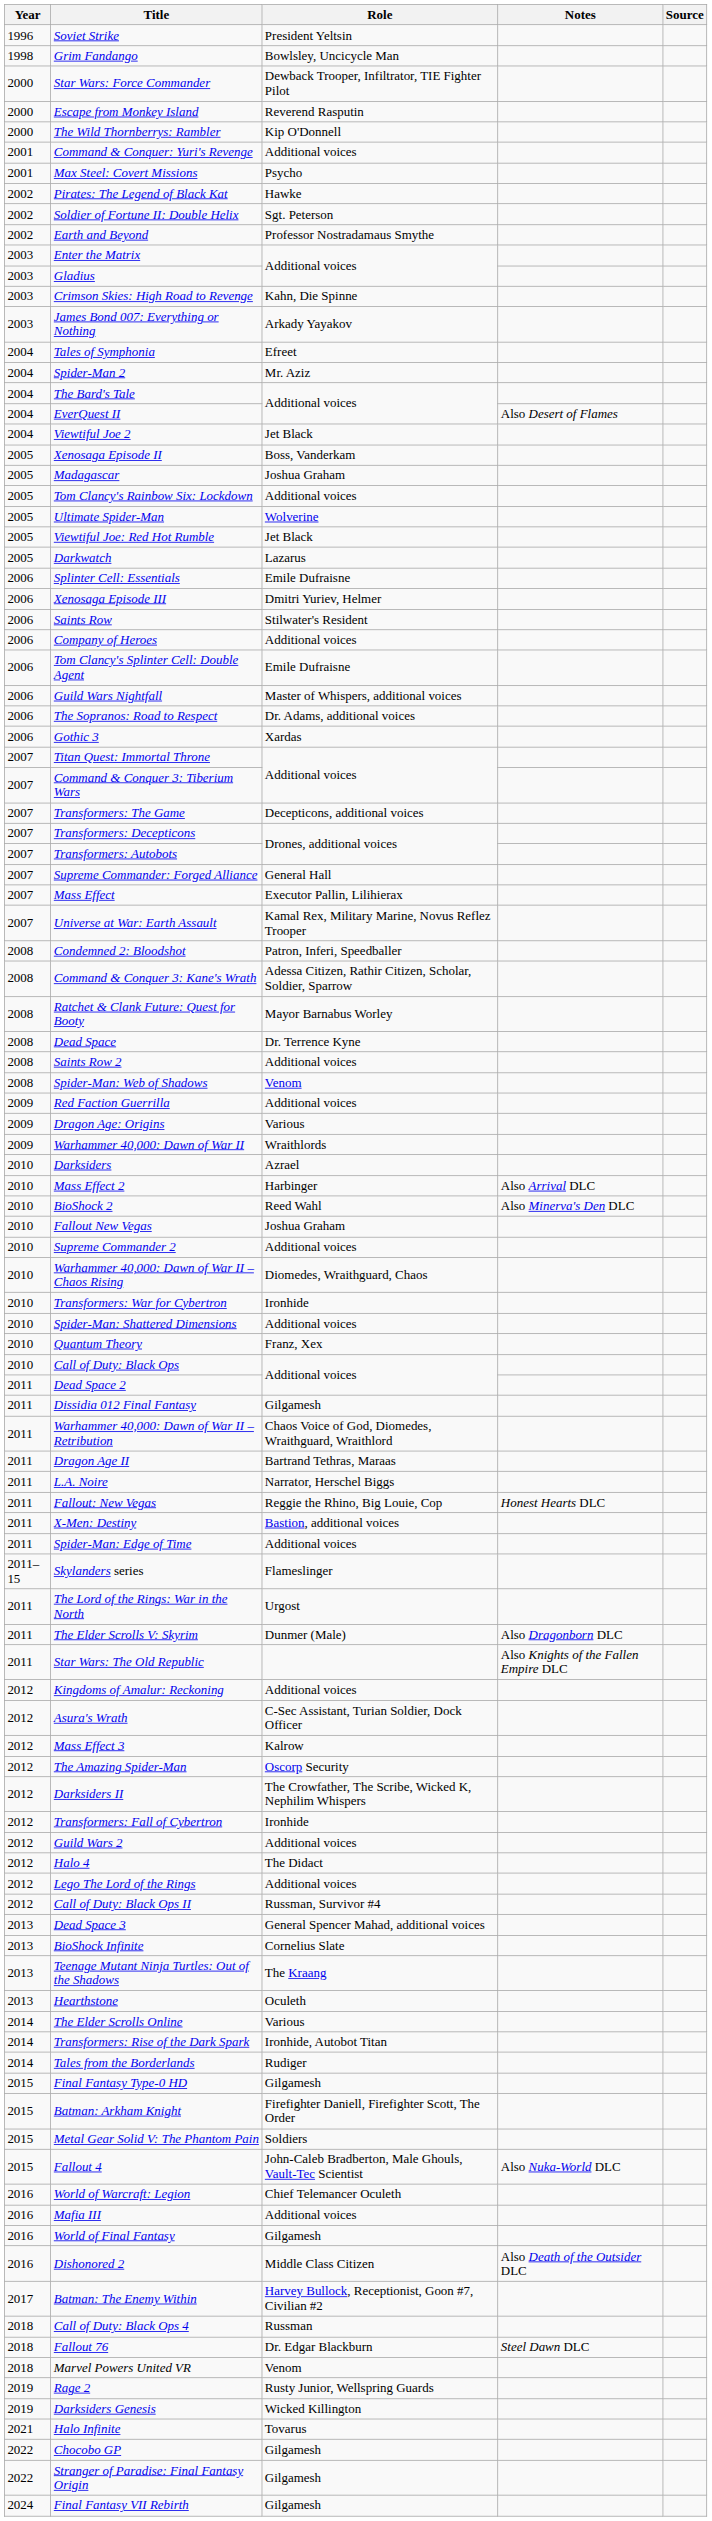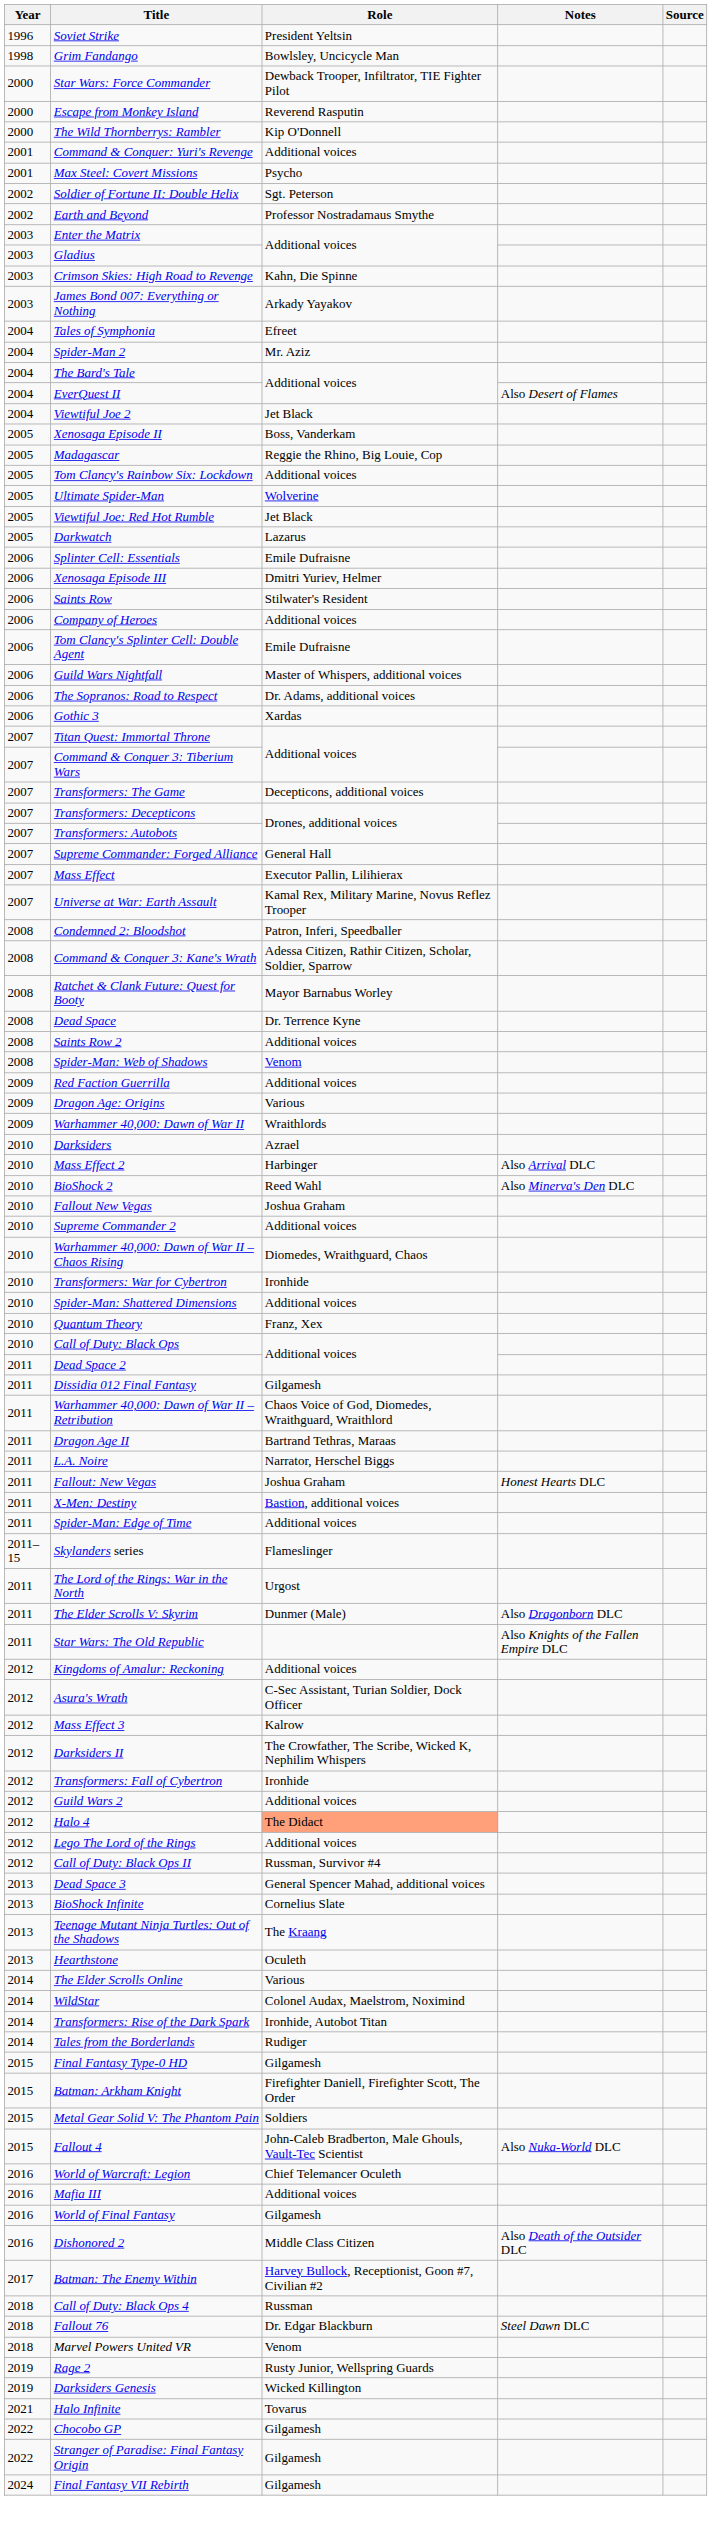- row: (141, 193)
(305, 475) Joshua Graham -> (354, 455) Reggie the Rhino, Big Louie, Cop
(354, 1502) Reggie the Rhino, Big Louie, Cop -> (305, 1481) Joshua Graham
- row: (120, 1766)
(294, 1863) no background -> (294, 1822) lightsalmon background
+ row: (77, 2001)
